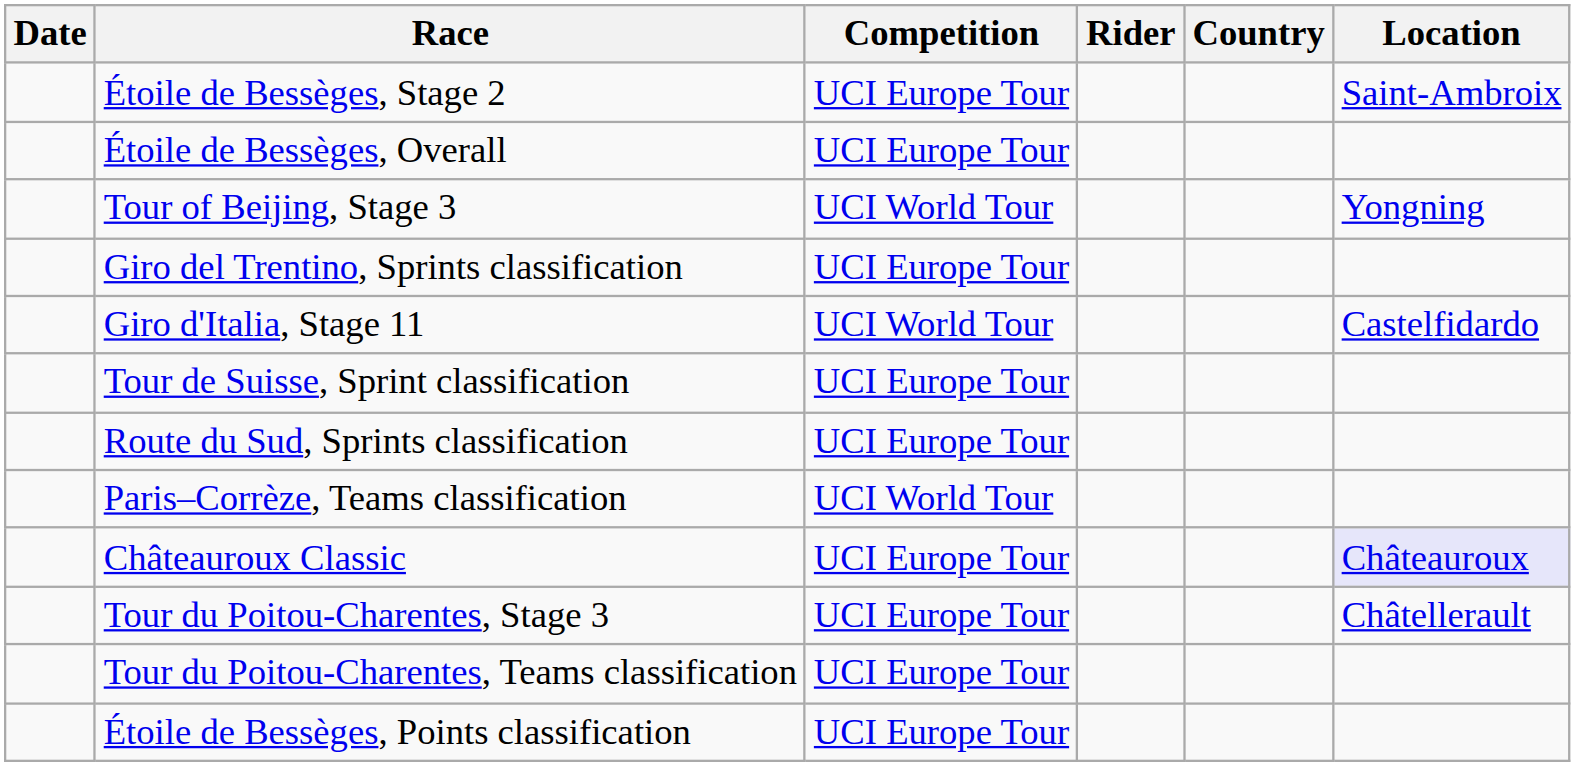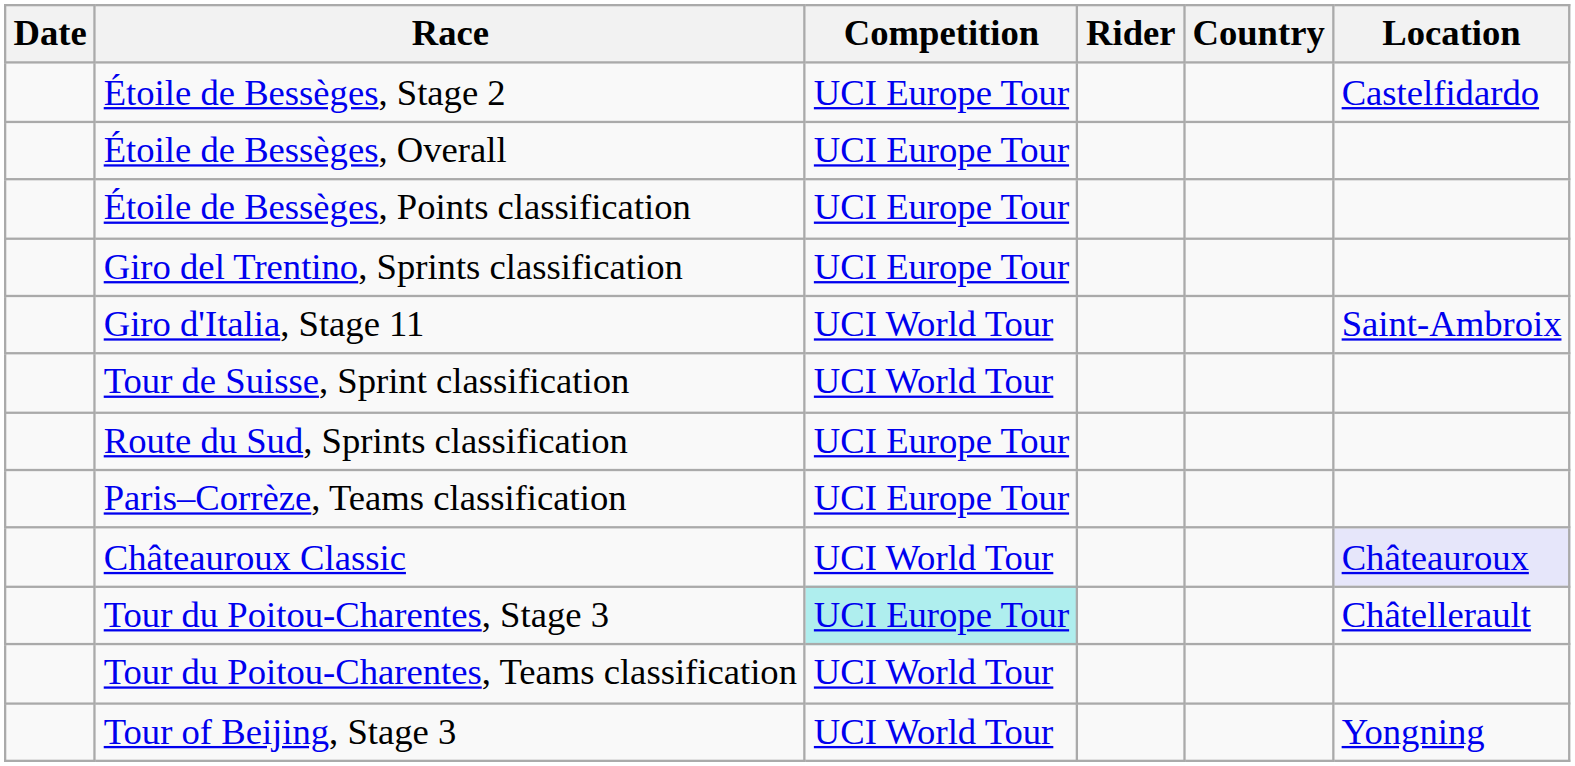(1452, 91) Saint-Ambroix -> (1440, 91) Castelfidardo
rows swapped: (397, 730) <-> (280, 207)
(1440, 324) Castelfidardo -> (1452, 324) Saint-Ambroix
(941, 382) UCI Europe Tour -> (934, 382) UCI World Tour
(934, 498) UCI World Tour -> (941, 498) UCI Europe Tour
(941, 556) UCI Europe Tour -> (934, 556) UCI World Tour
(941, 614) no background -> (941, 614) paleturquoise background
(941, 672) UCI Europe Tour -> (934, 672) UCI World Tour
